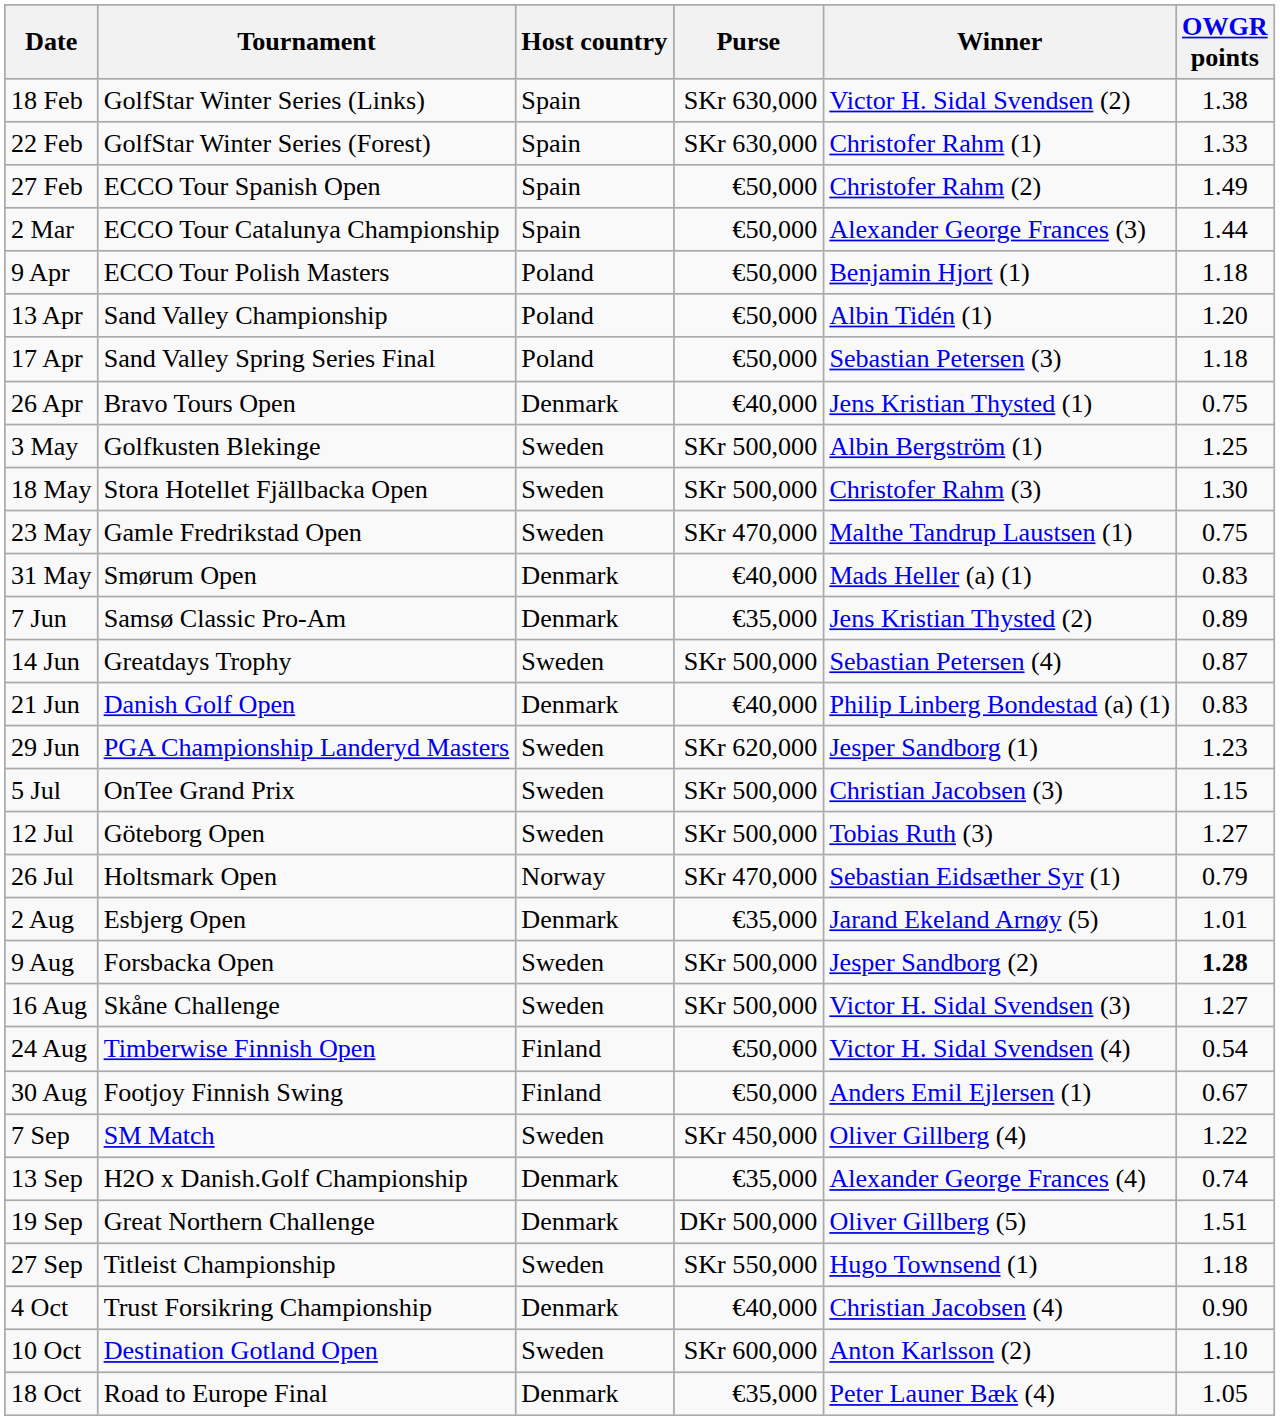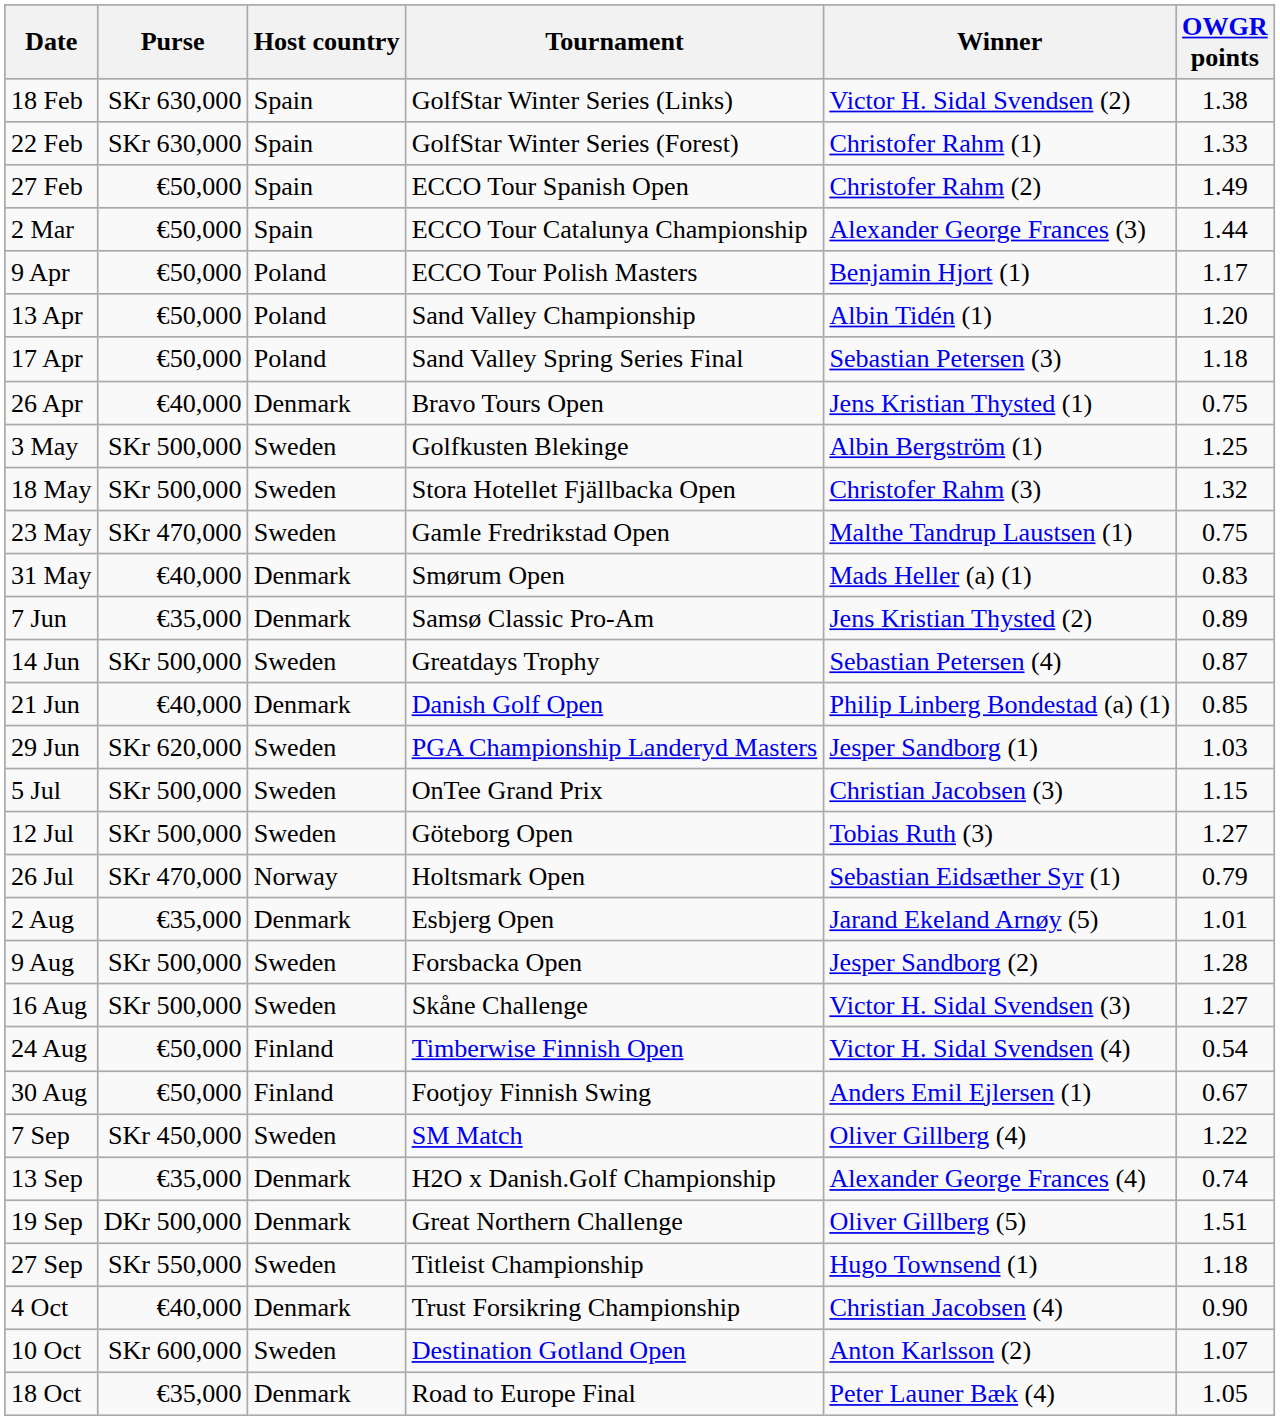columns swapped: (306, 41) <-> (748, 41)
(1225, 272) 1.18 -> (1225, 272) 1.17
(1225, 488) 1.30 -> (1225, 488) 1.32
(1225, 703) 0.83 -> (1225, 703) 0.85
(1225, 746) 1.23 -> (1225, 746) 1.03
(1225, 962) bold -> (1225, 962) normal
(1225, 1350) 1.10 -> (1225, 1350) 1.07
